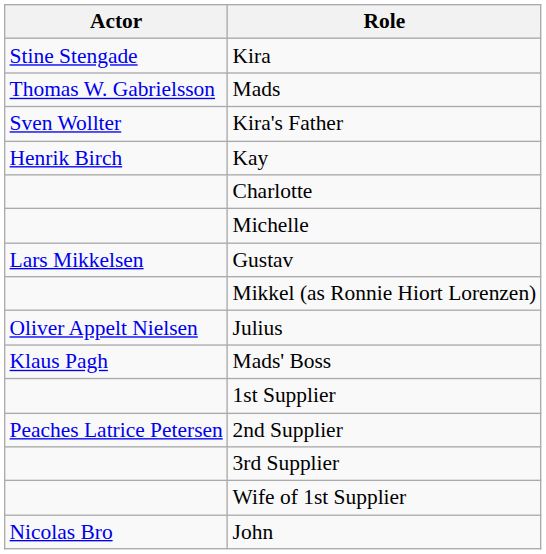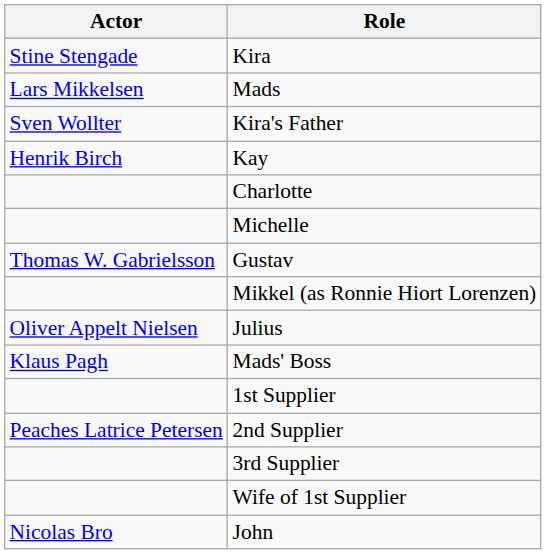(112, 89) Thomas W. Gabrielsson -> (77, 89) Lars Mikkelsen
(77, 259) Lars Mikkelsen -> (112, 259) Thomas W. Gabrielsson
